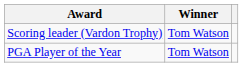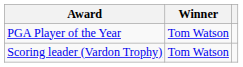rows swapped: (64, 52) <-> (85, 33)
